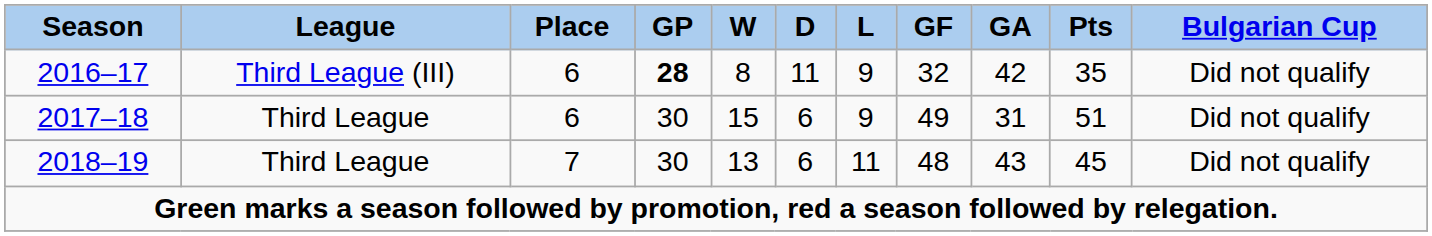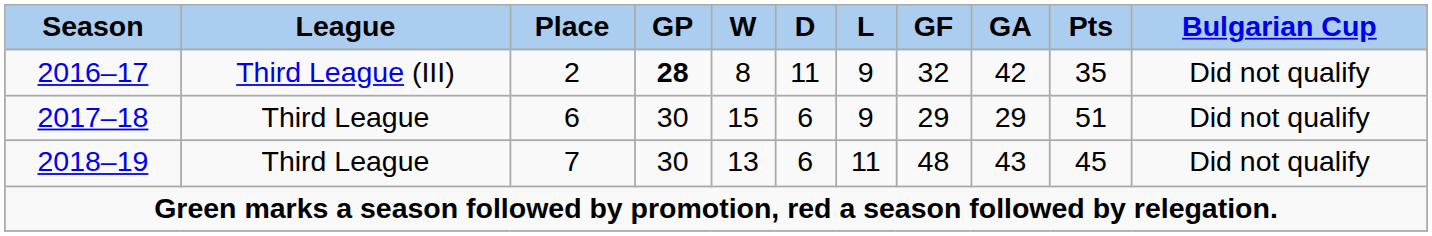(572, 72) 6 -> (572, 72) 2
(933, 117) 49 -> (933, 117) 29
(1010, 117) 31 -> (1010, 117) 29
